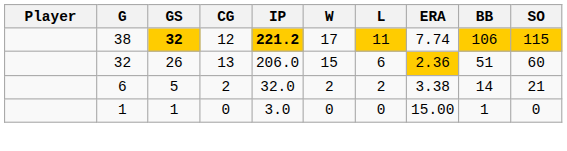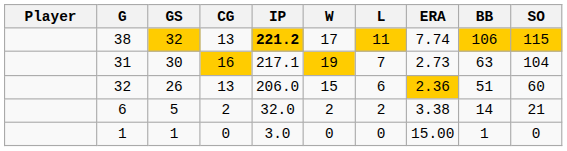(174, 40) bold -> (174, 40) normal
(226, 40) 12 -> (226, 40) 13
+ row: (122, 63)
